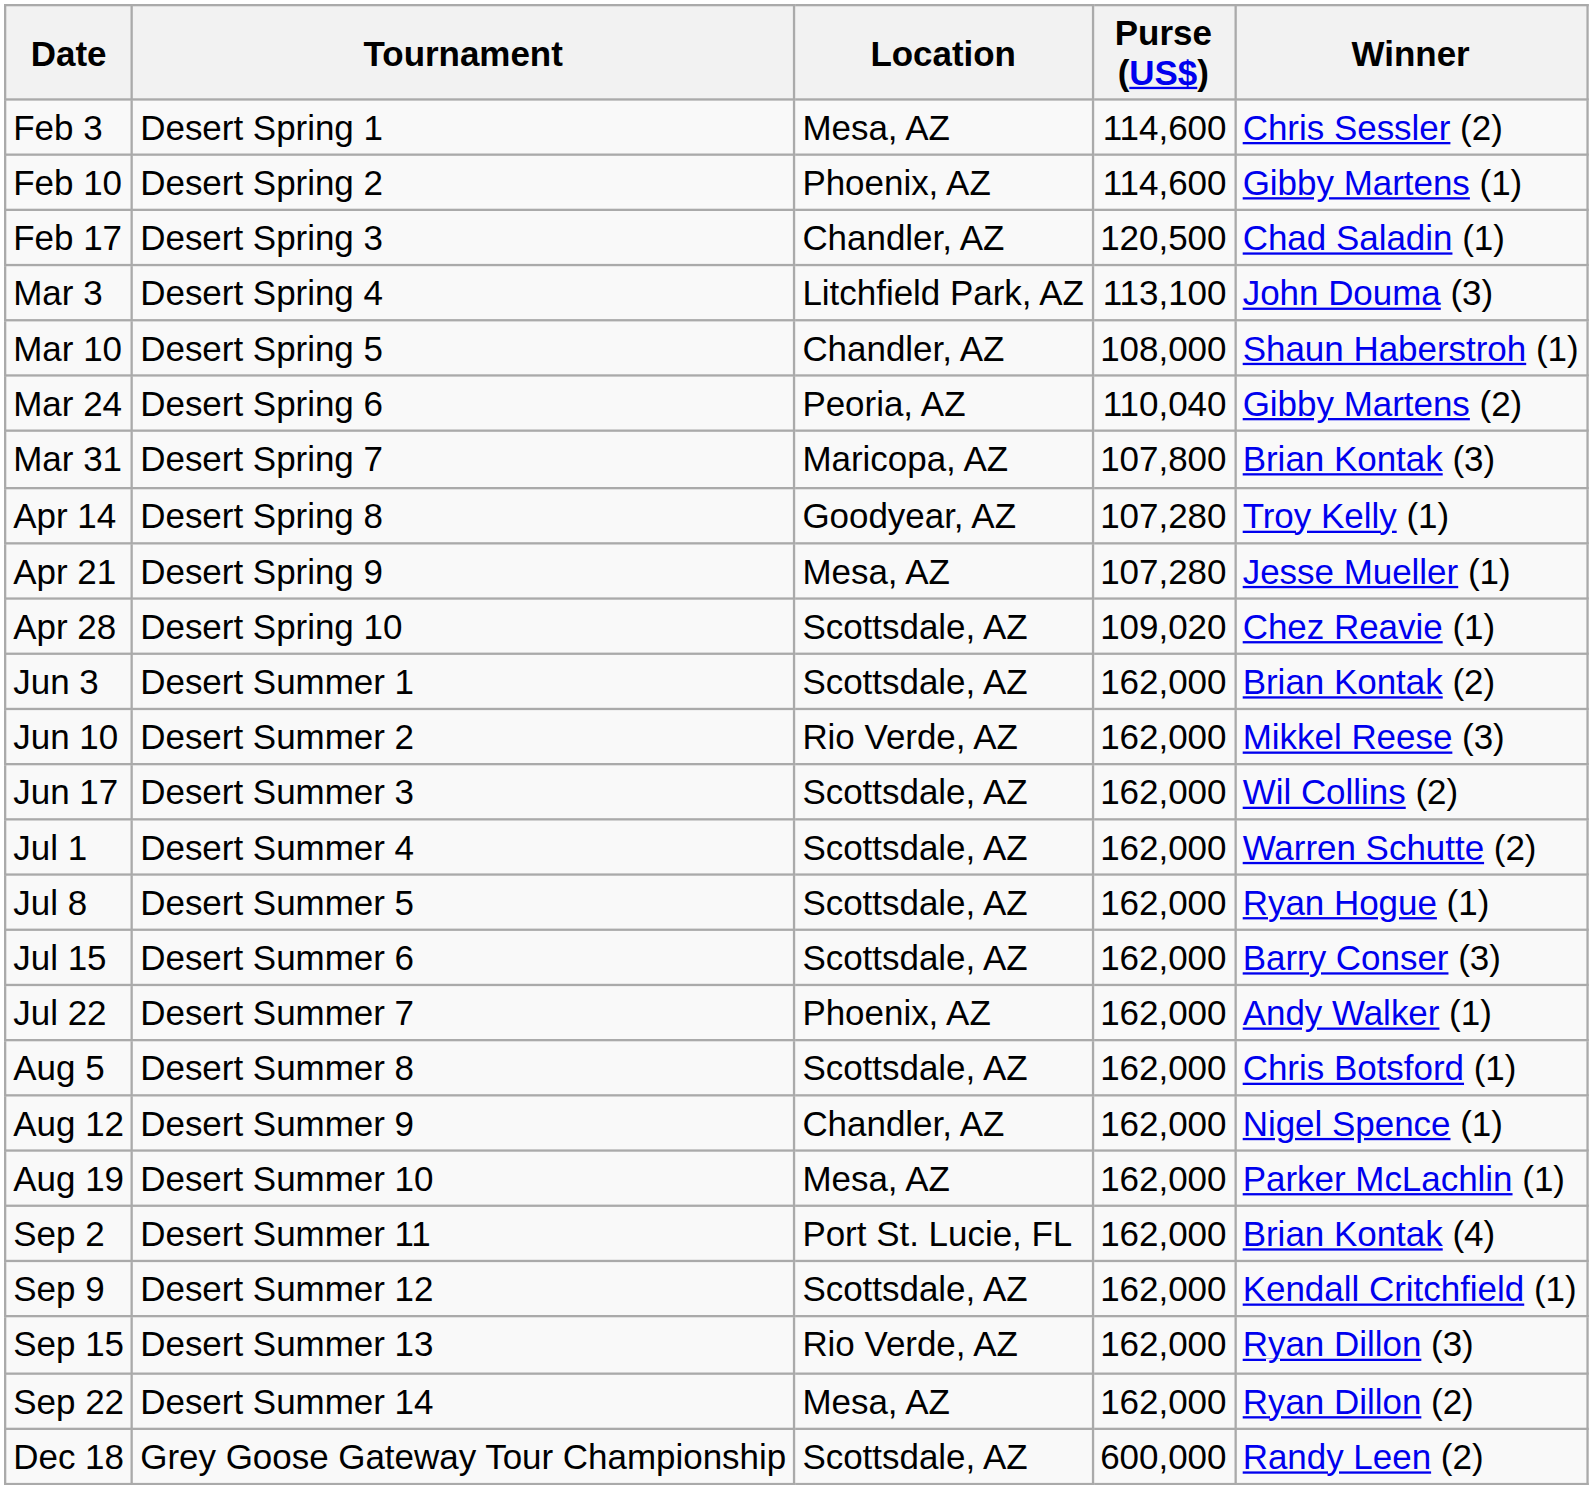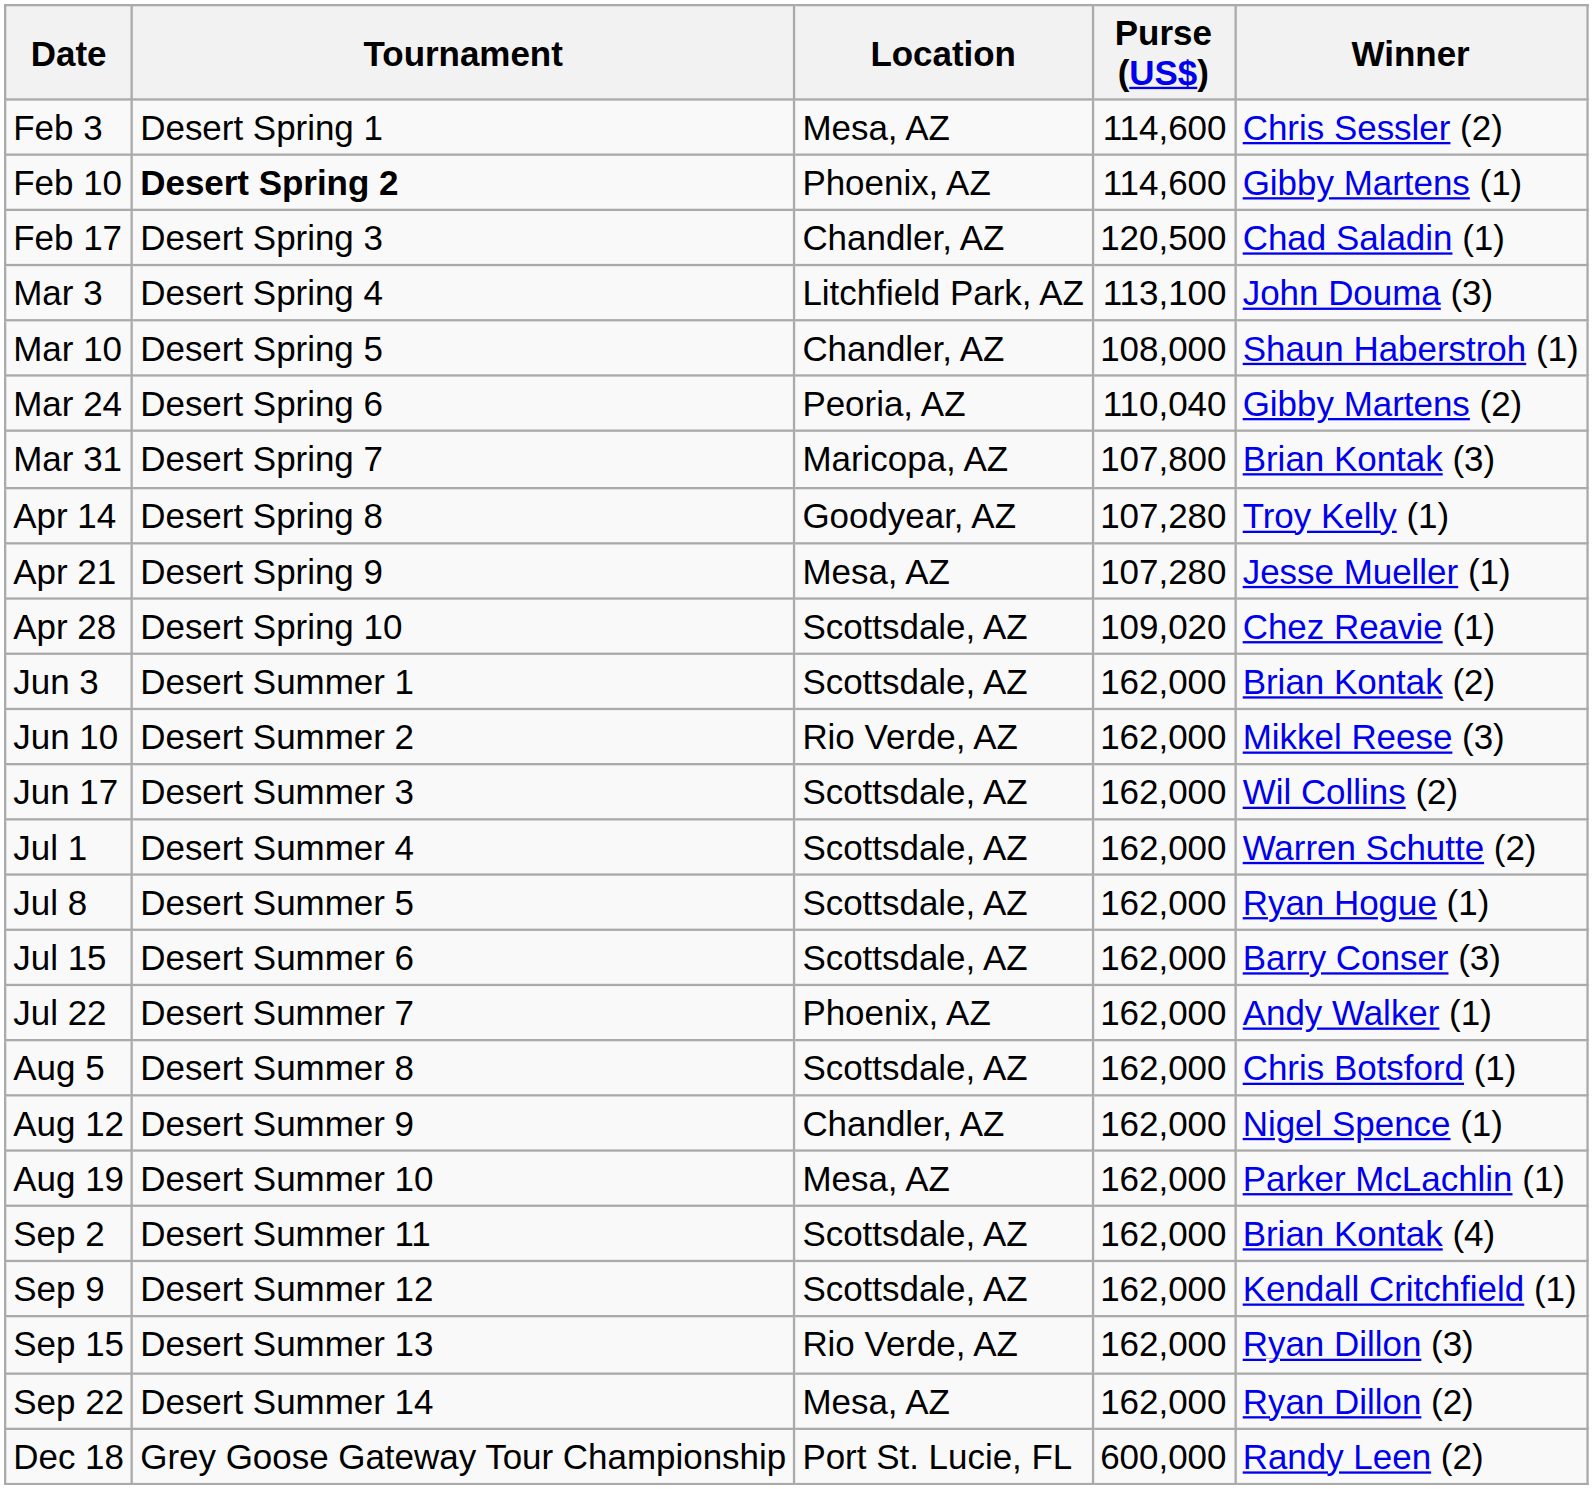(262, 183) normal -> (269, 183) bold
(937, 1234) Port St. Lucie, FL -> (915, 1234) Scottsdale, AZ
(915, 1456) Scottsdale, AZ -> (937, 1456) Port St. Lucie, FL
